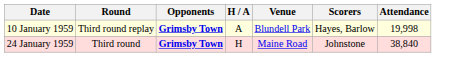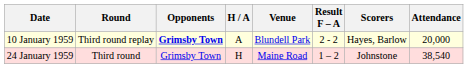+ column: (329, 18)
(404, 28) 19,998 -> (436, 39) 20,000
(191, 44) bold -> (191, 55) normal
(404, 44) 38,840 -> (436, 55) 38,540
